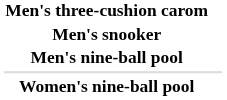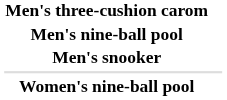rows swapped: (107, 57) <-> (107, 34)
